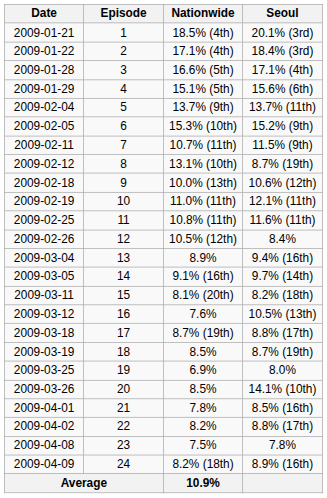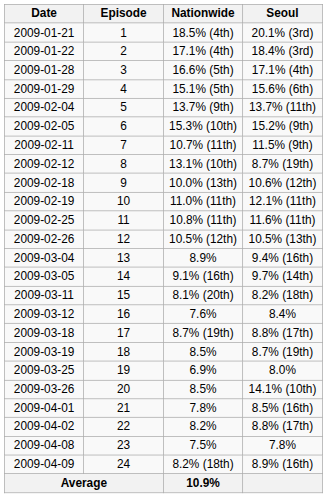(282, 239) 8.4% -> (282, 239) 10.5% (13th)
(282, 314) 10.5% (13th) -> (282, 314) 8.4%
